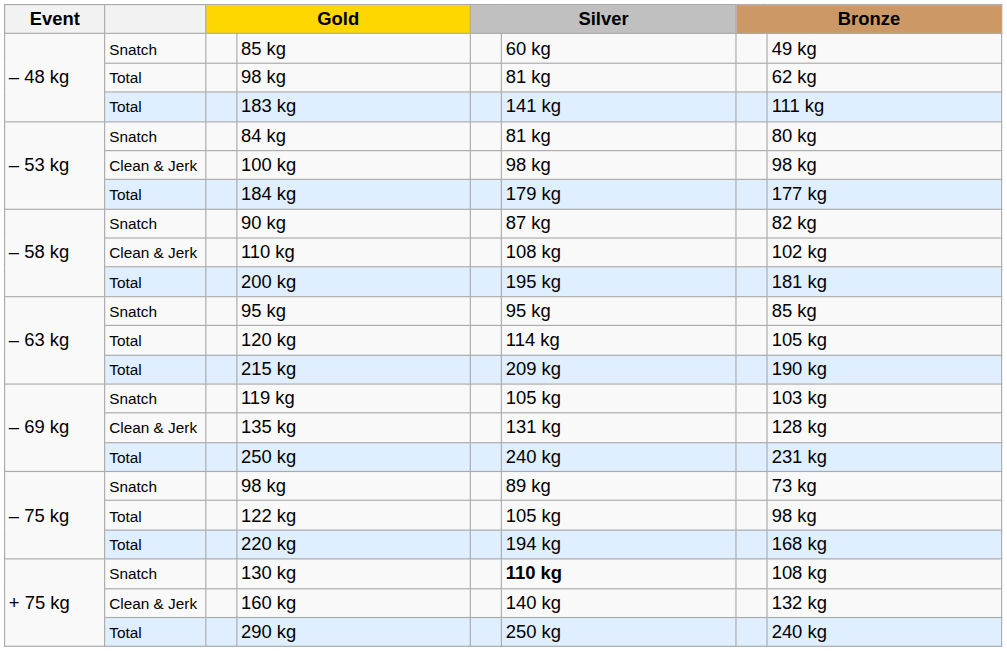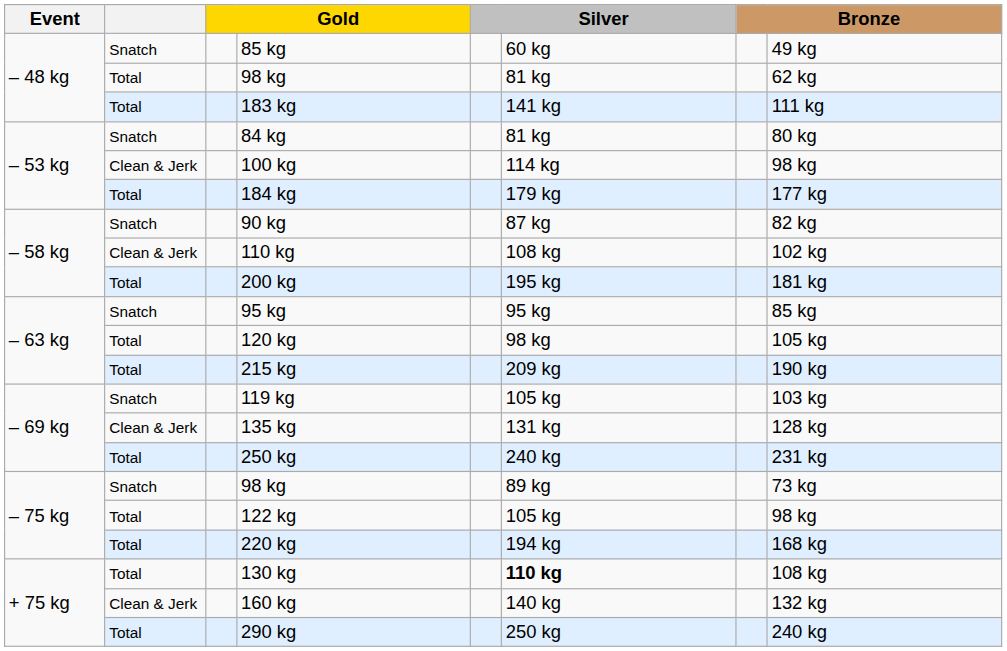(528, 164) 98 kg -> (533, 164) 114 kg
(533, 340) 114 kg -> (528, 340) 98 kg
(133, 574) Snatch -> (125, 574) Total
